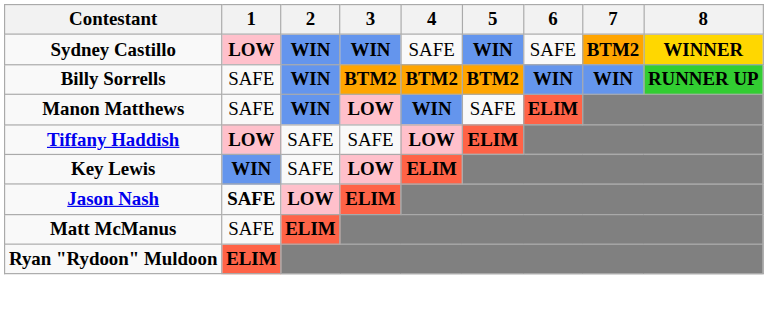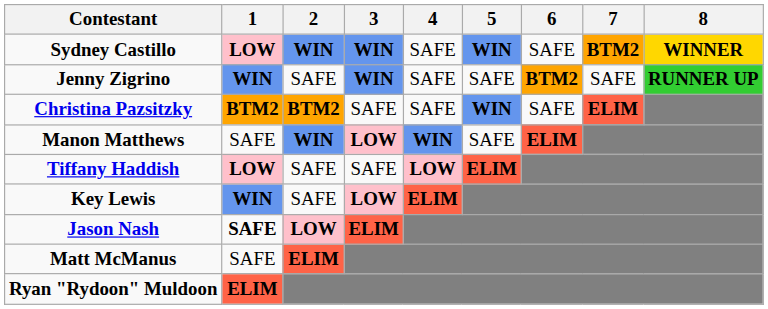- row: (113, 79)
+ row: (113, 79)
+ row: (113, 109)
